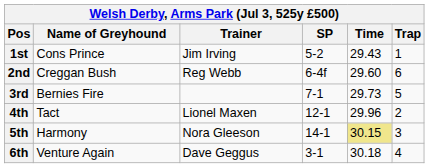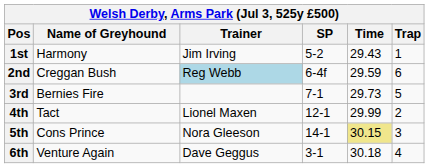(70, 53) Cons Prince -> (62, 53) Harmony
(212, 73) no background -> (212, 73) lightblue background
(366, 73) 29.60 -> (366, 73) 29.59
(366, 113) 29.96 -> (366, 113) 29.99
(62, 133) Harmony -> (70, 133) Cons Prince
